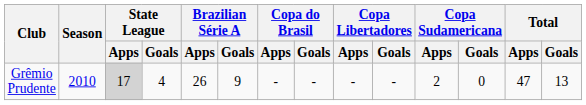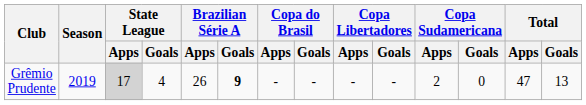(82, 81) 2010 -> (82, 81) 2019
(238, 81) normal -> (238, 81) bold
